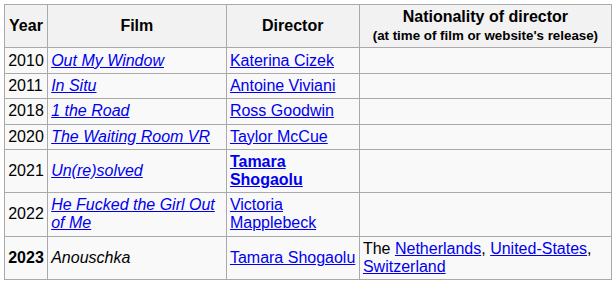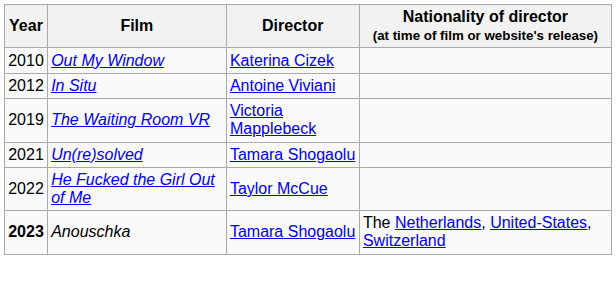(25, 85) 2011 -> (26, 85) 2012
- row: (90, 111)
(26, 136) 2020 -> (26, 120) 2019
(279, 136) Taylor McCue -> (273, 120) Victoria Mapplebeck
(266, 171) bold -> (293, 154) normal
(273, 214) Victoria Mapplebeck -> (279, 189) Taylor McCue
